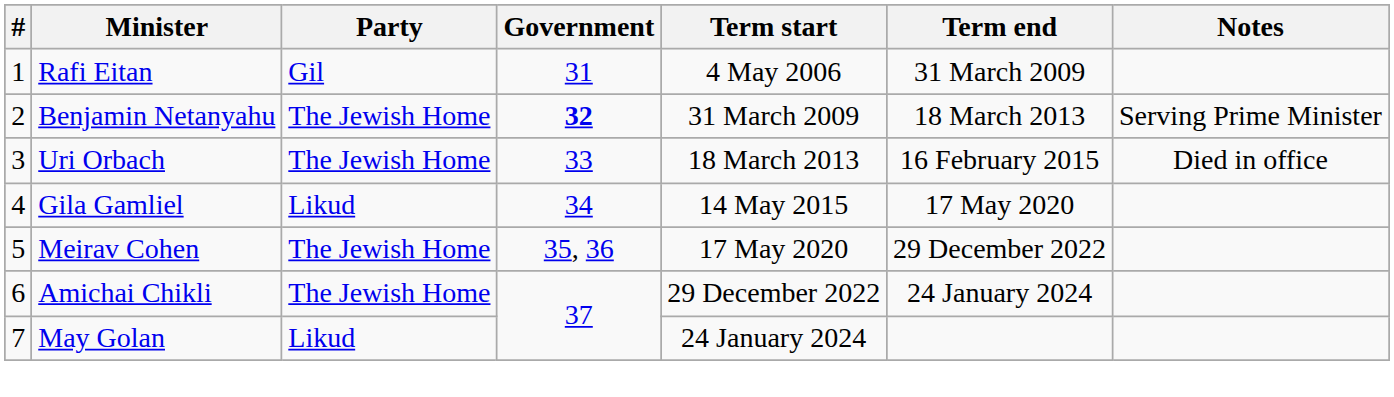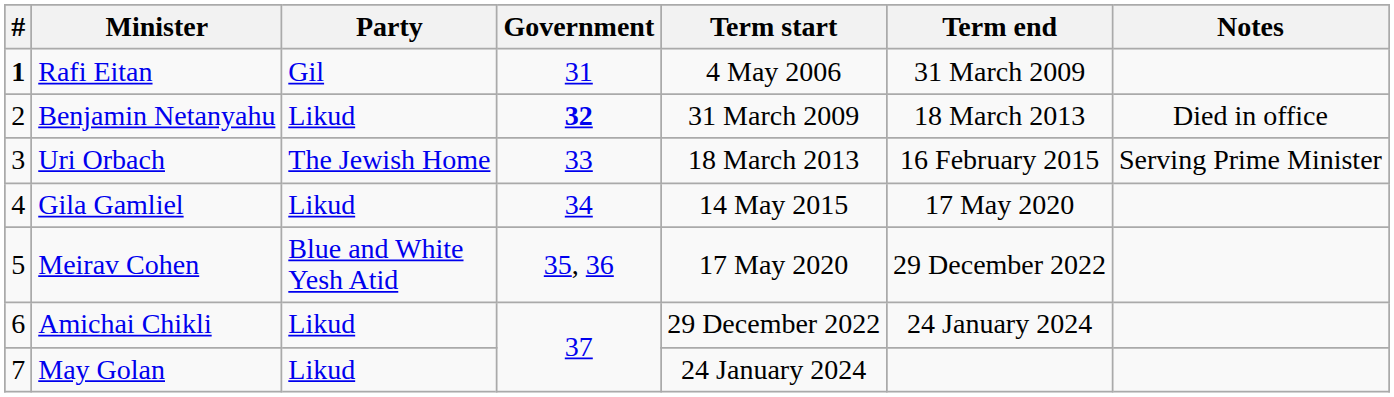(18, 71) normal -> (18, 71) bold
(389, 115) The Jewish Home -> (322, 115) Likud
(1250, 115) Serving Prime Minister -> (1250, 115) Died in office
(1250, 159) Died in office -> (1250, 159) Serving Prime Minister
(389, 248) The Jewish Home -> (376, 264) Blue and White Yesh Atid
(389, 293) The Jewish Home -> (322, 324) Likud
